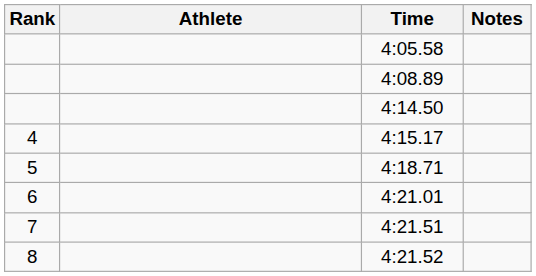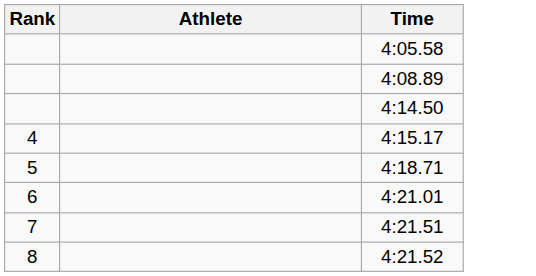- column: (497, 19)
